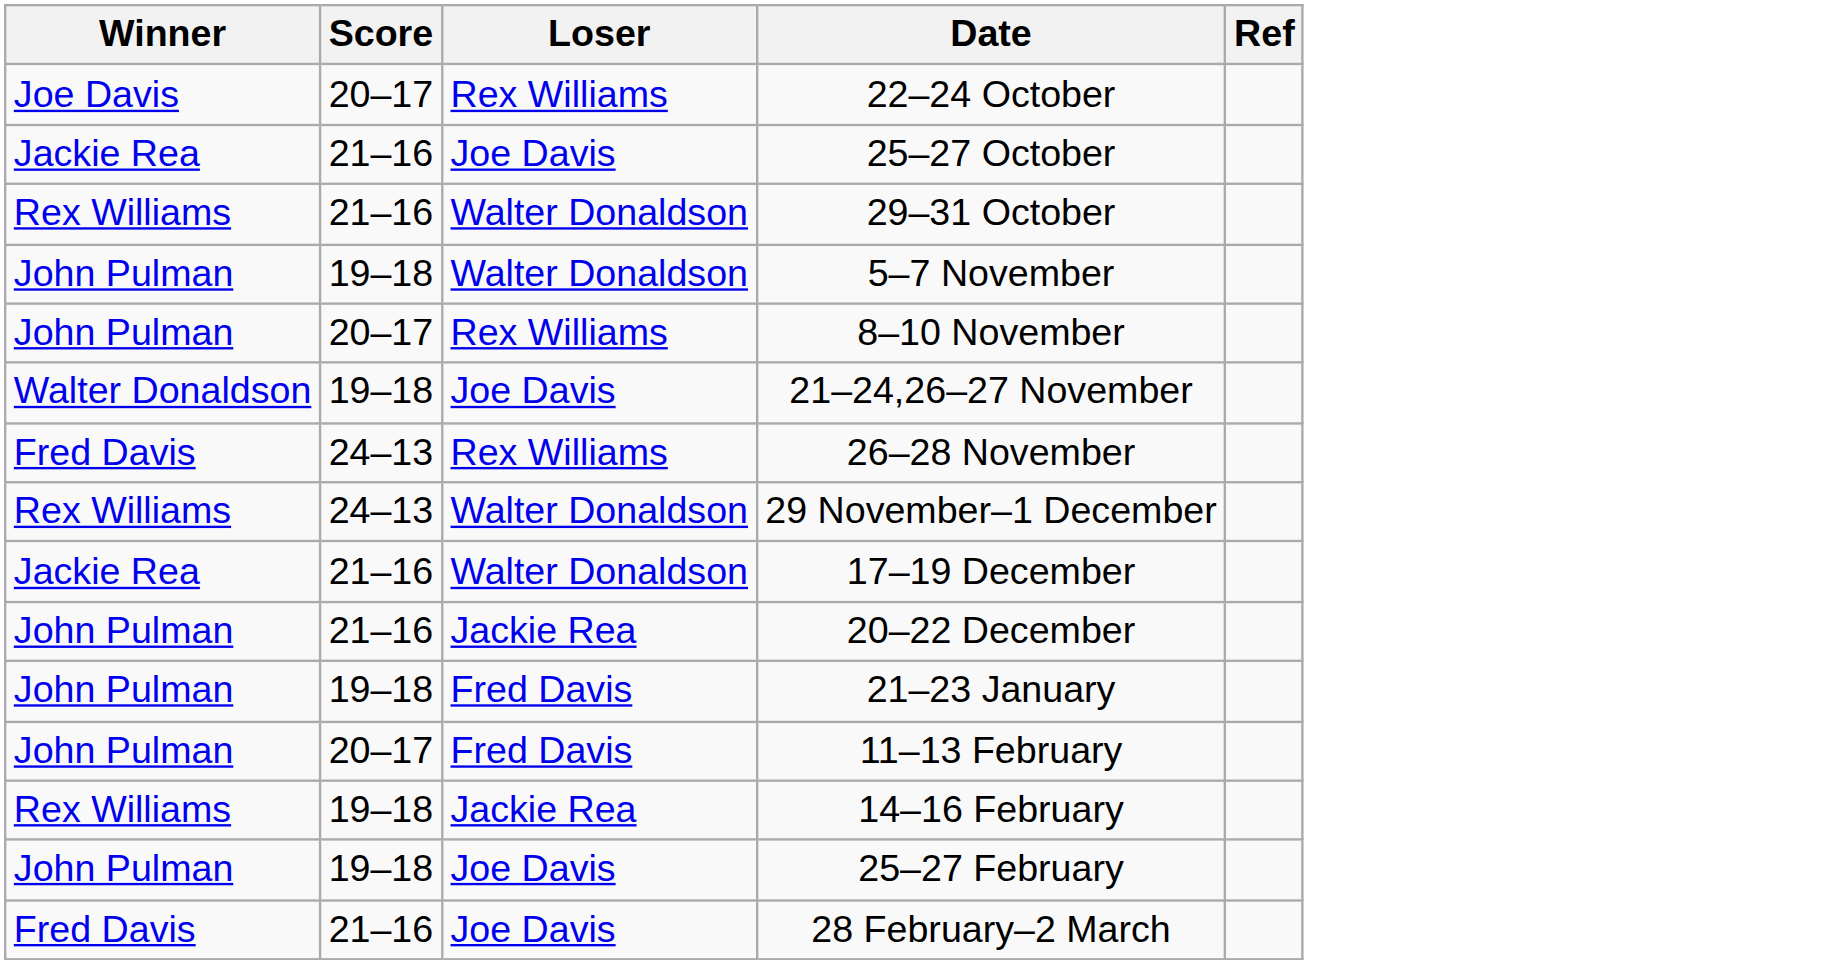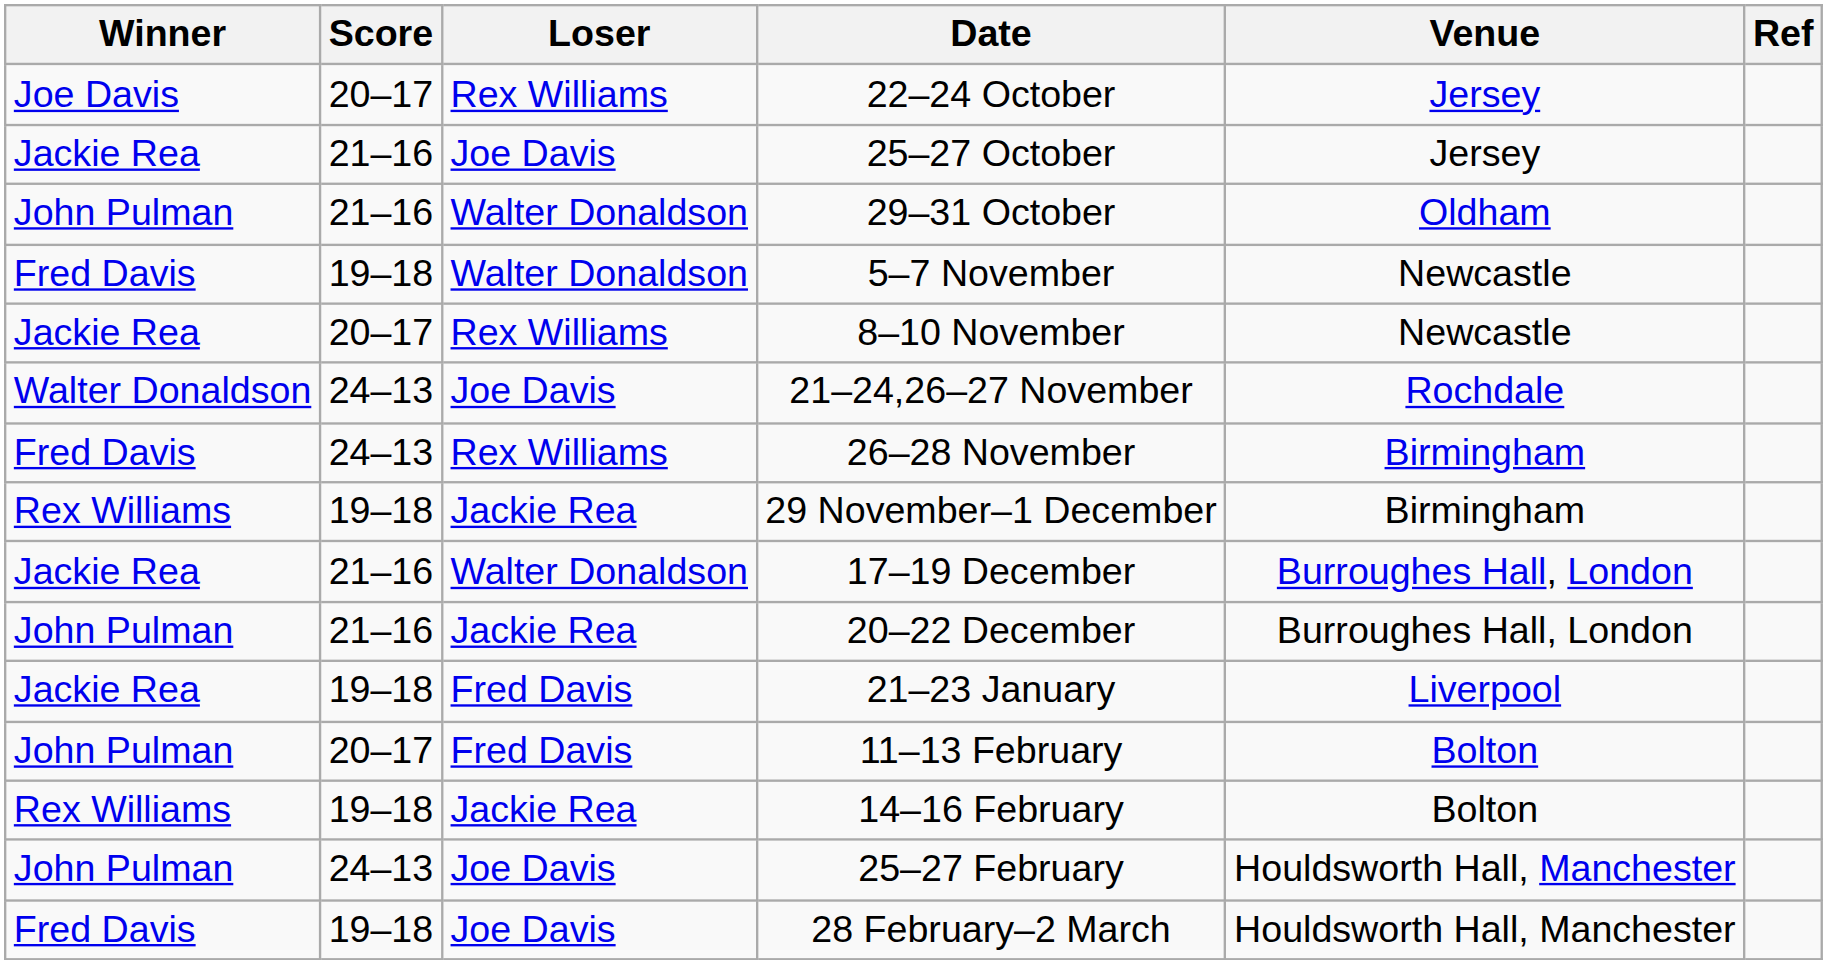+ column: (1485, 34)
(122, 213) Rex Williams -> (124, 213) John Pulman
(124, 272) John Pulman -> (105, 272) Fred Davis
(124, 332) John Pulman -> (107, 332) Jackie Rea
(381, 392) 19–18 -> (381, 392) 24–13
(381, 511) 24–13 -> (381, 511) 19–18
(599, 511) Walter Donaldson -> (544, 511) Jackie Rea
(124, 690) John Pulman -> (107, 690) Jackie Rea
(381, 869) 19–18 -> (381, 869) 24–13
(381, 928) 21–16 -> (381, 928) 19–18
